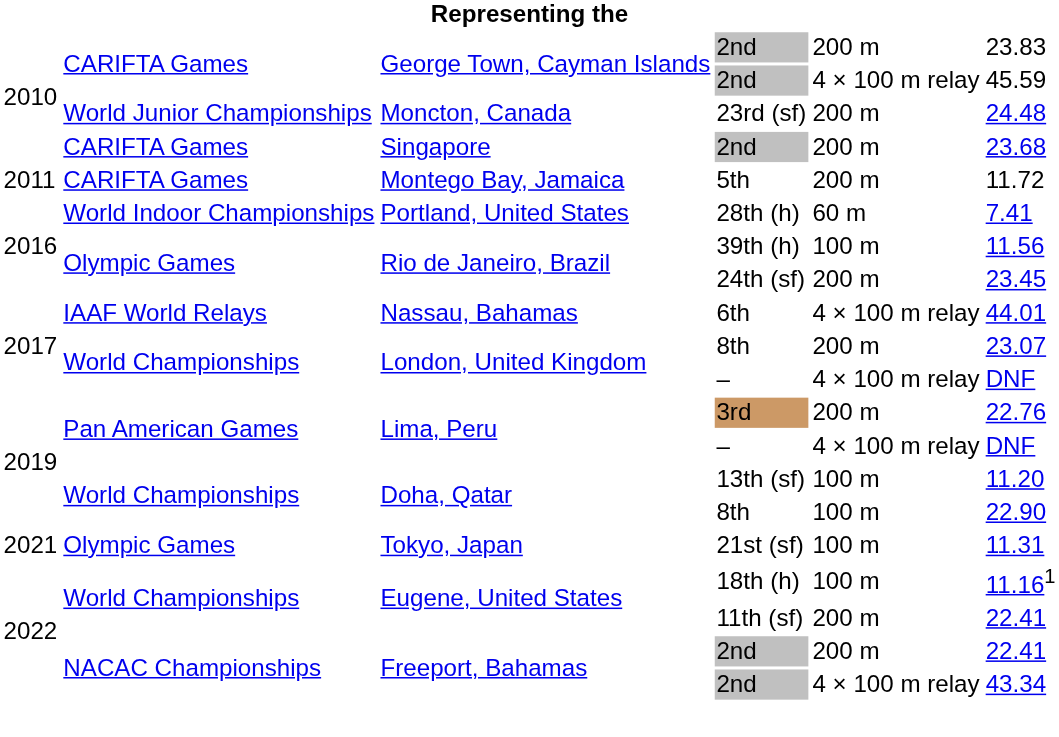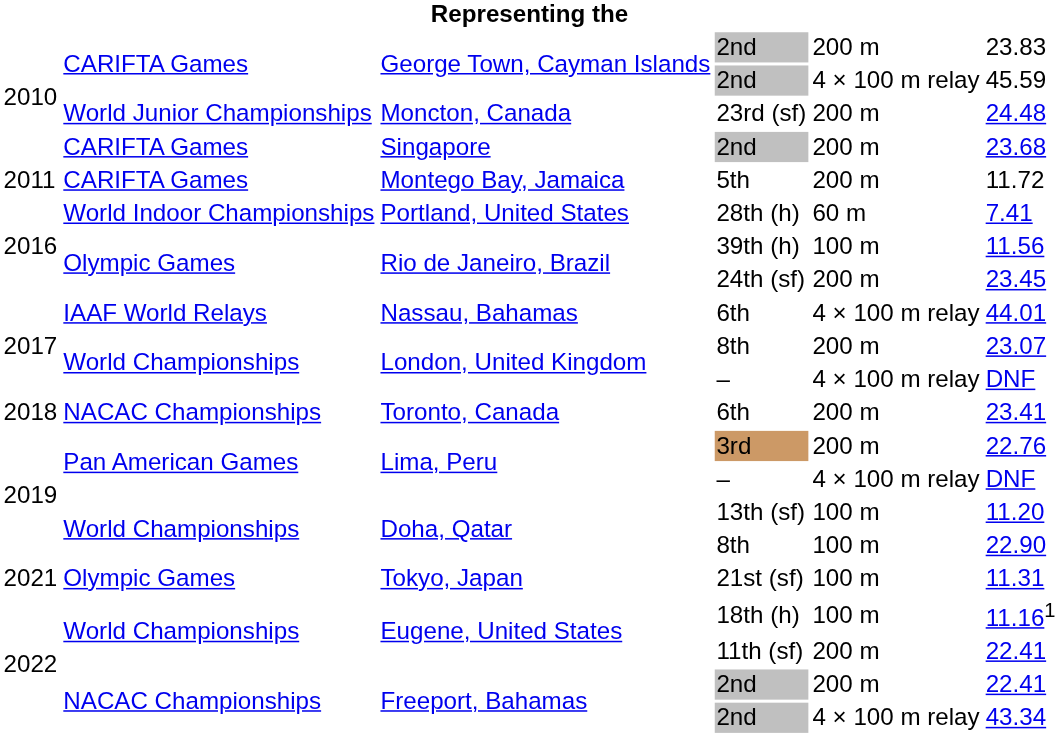+ row: (470, 412)
